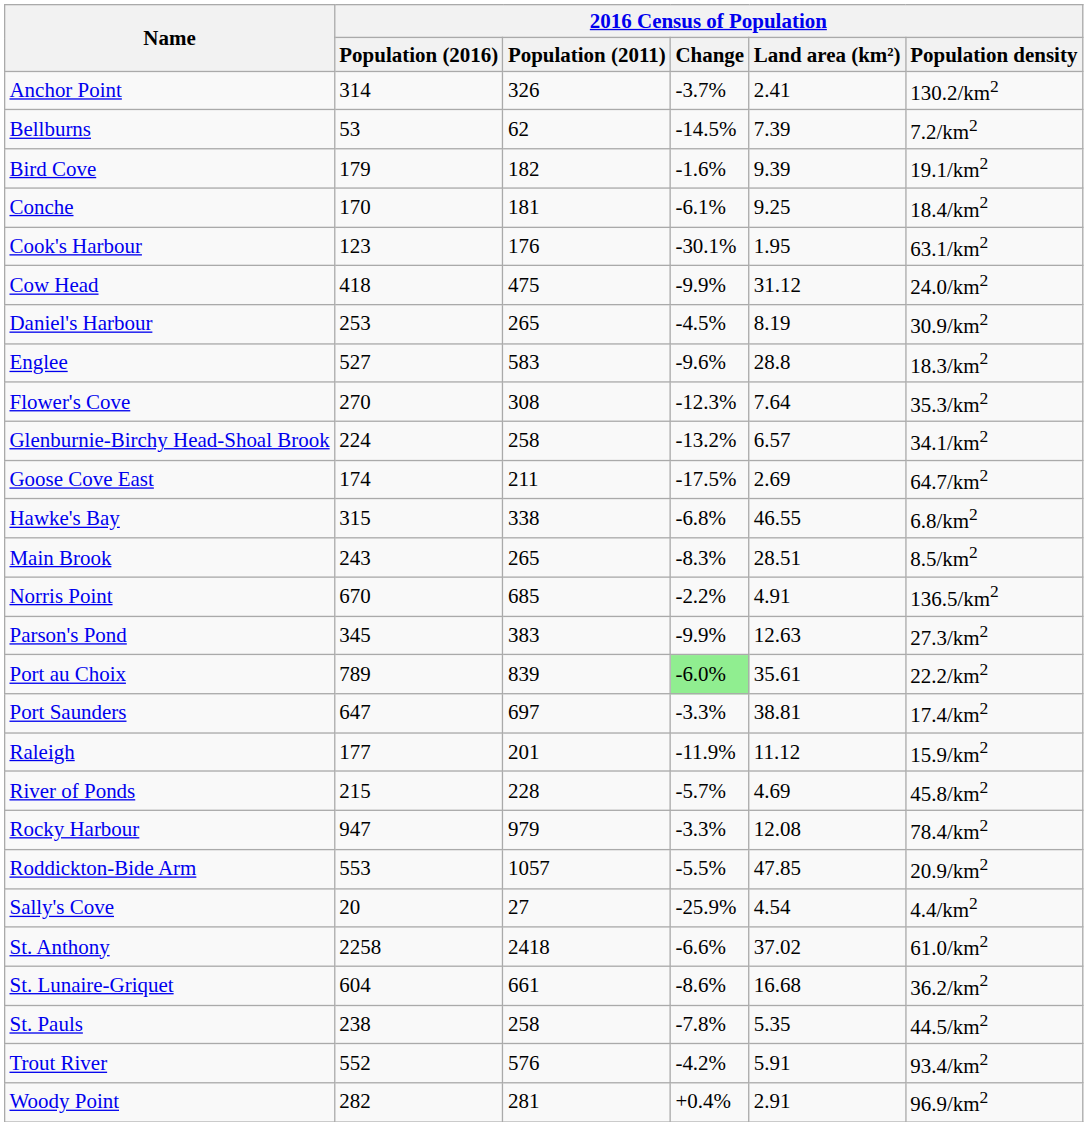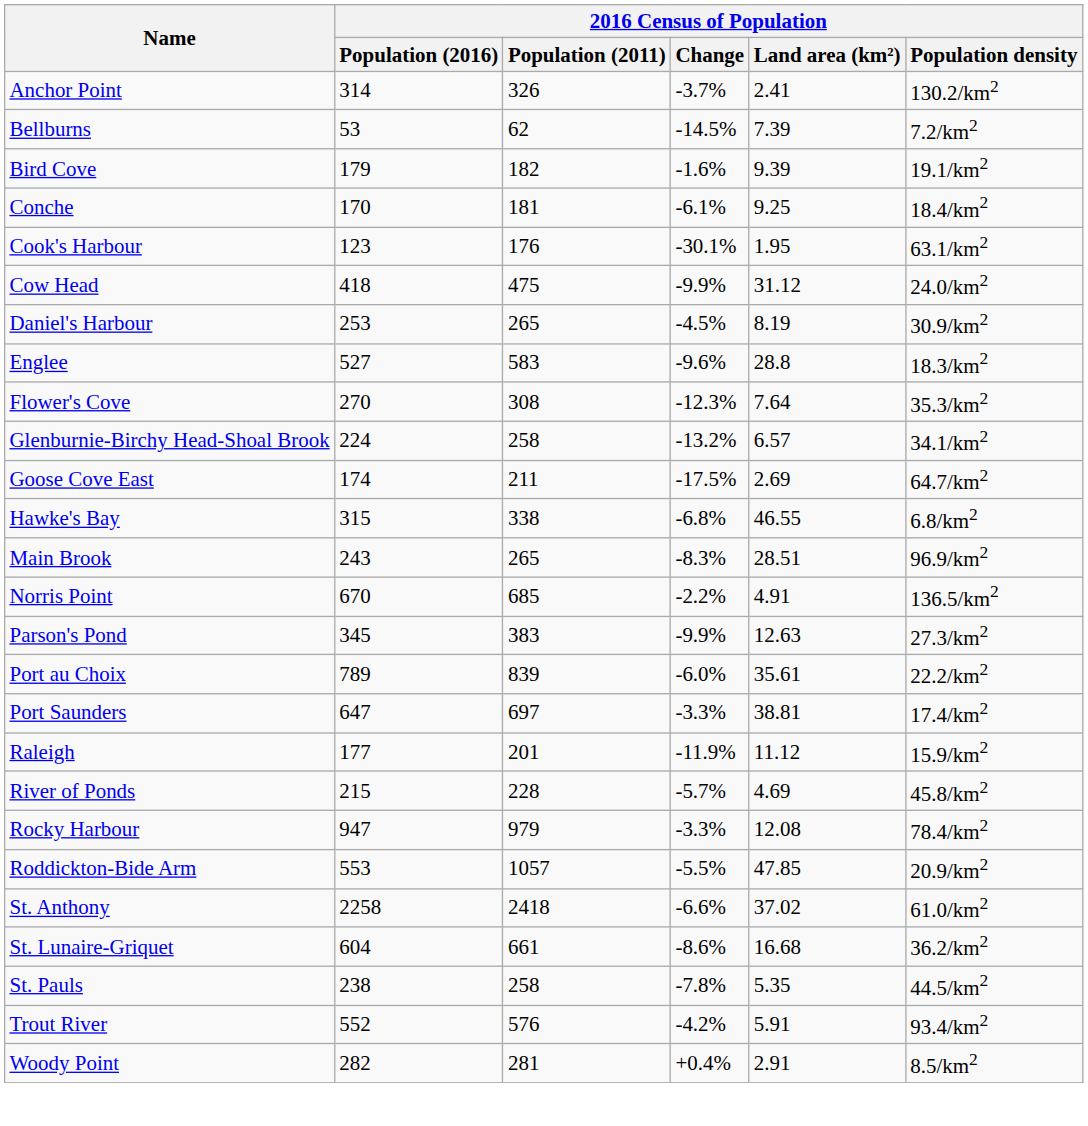(944, 557) 8.5/km2 -> (949, 557) 96.9/km2
(701, 674) lightgreen background -> (701, 674) no background
- row: (62, 907)
(949, 1102) 96.9/km2 -> (944, 1063) 8.5/km2
